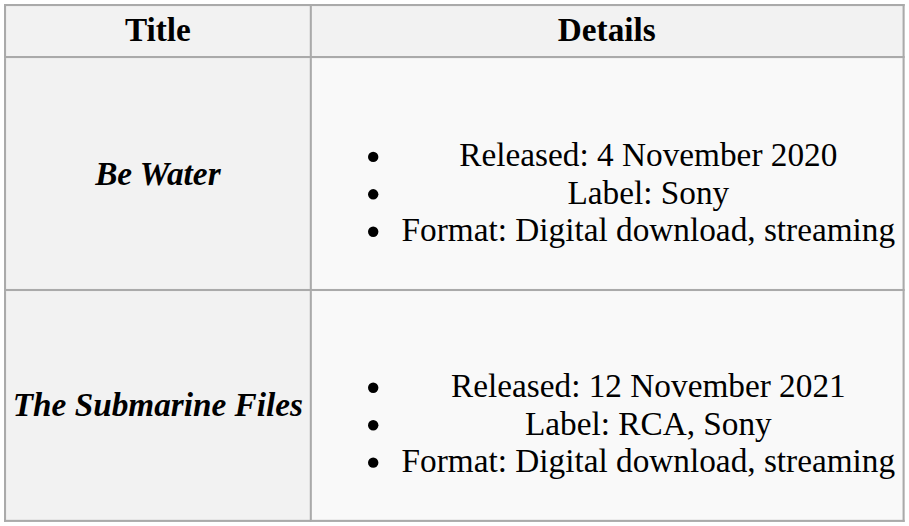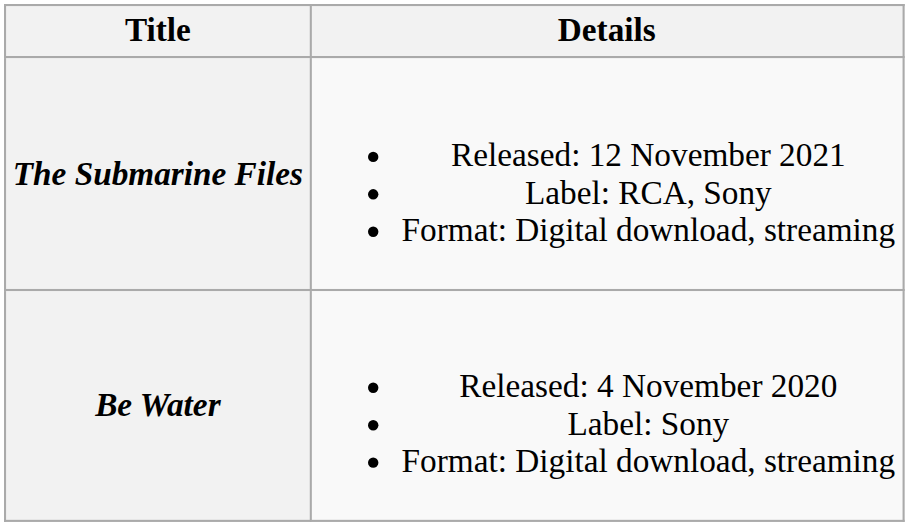rows swapped: (158, 173) <-> (158, 404)
